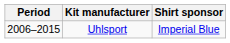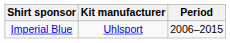columns swapped: (34, 12) <-> (189, 12)
